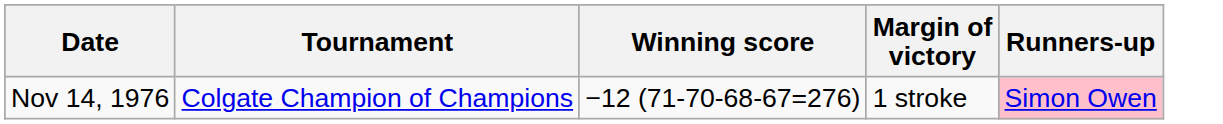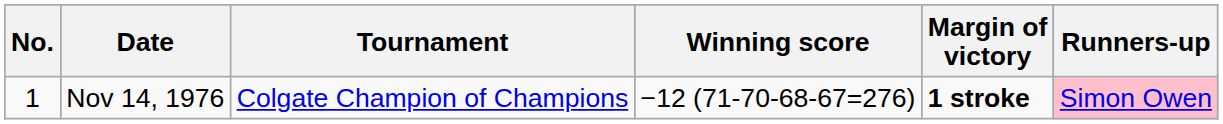+ column: (32, 41)
(920, 98) normal -> (979, 98) bold
